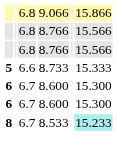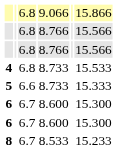+ row: (9, 67)
(93, 122) paleturquoise background -> (93, 140) no background
